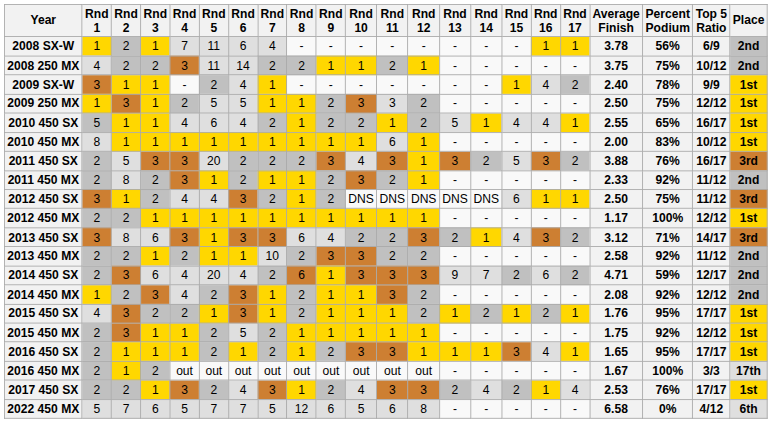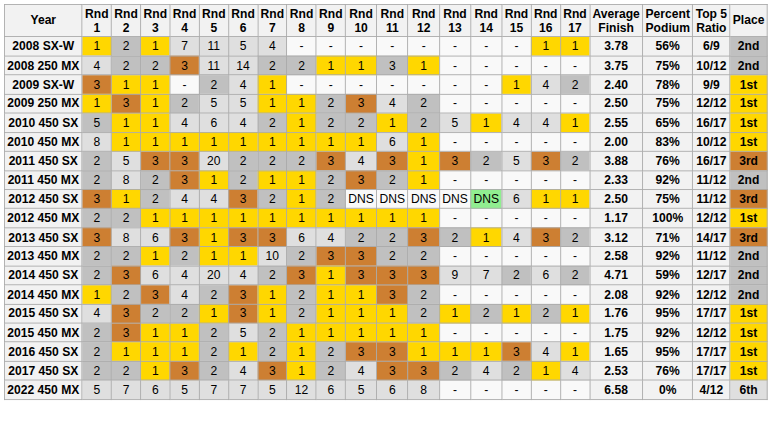(243, 46) 6 -> (243, 46) 5
(392, 65) 2 -> (392, 65) 3
(392, 103) 3 -> (392, 103) 4
(486, 199) no background -> (486, 199) lightgreen background
(302, 275) 6 -> (302, 275) 3
- row: (43, 370)
